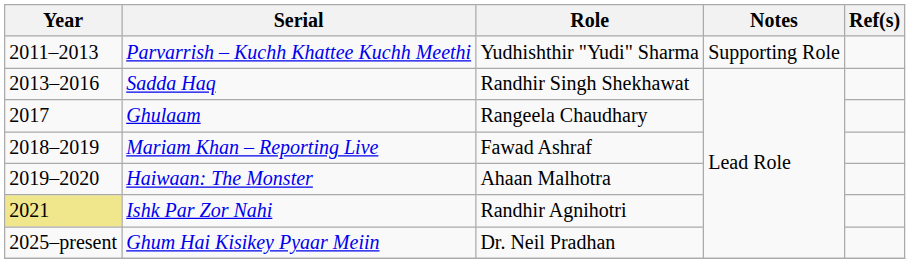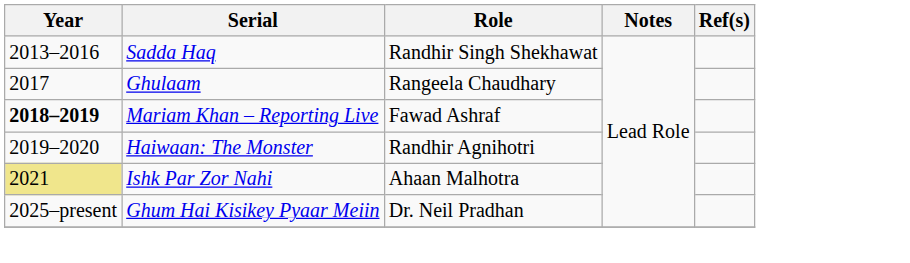- row: (299, 52)
(54, 147) normal -> (54, 115) bold
(546, 178) Ahaan Malhotra -> (462, 147) Randhir Agnihotri
(553, 210) Randhir Agnihotri -> (454, 178) Ahaan Malhotra
